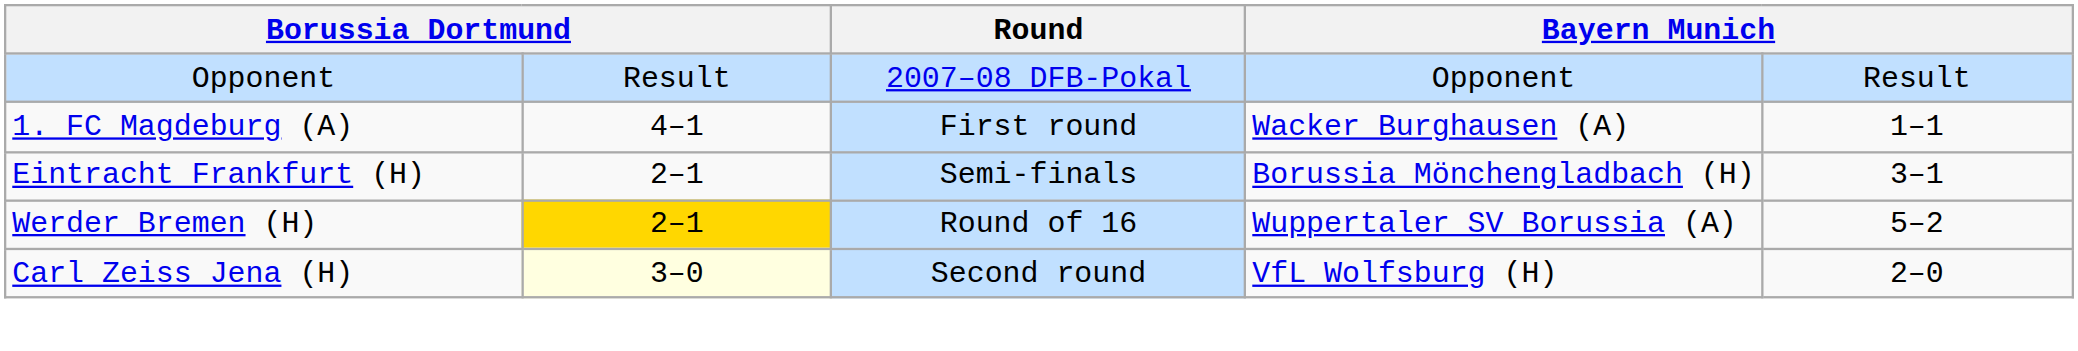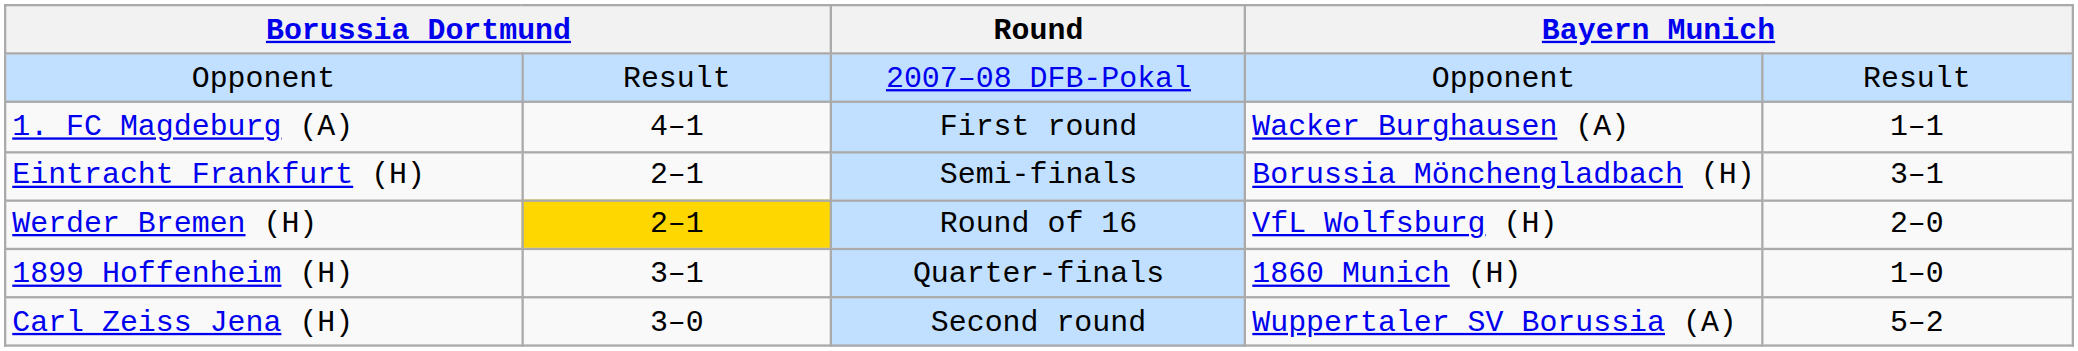(1495, 224) Wuppertaler SV Borussia (A) -> (1405, 224) VfL Wolfsburg (H)
(1917, 224) 5–2 -> (1917, 224) 2–0
+ row: (183, 273)
(677, 273) lightyellow background -> (677, 322) no background
(1405, 273) VfL Wolfsburg (H) -> (1495, 322) Wuppertaler SV Borussia (A)
(1917, 273) 2–0 -> (1917, 322) 5–2
